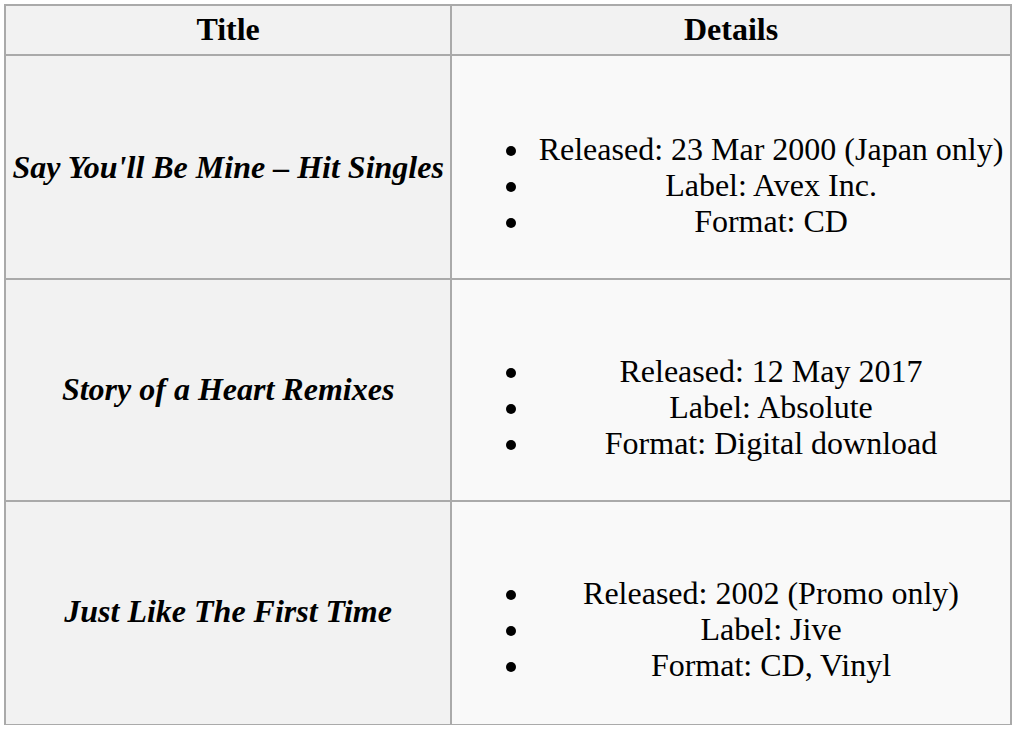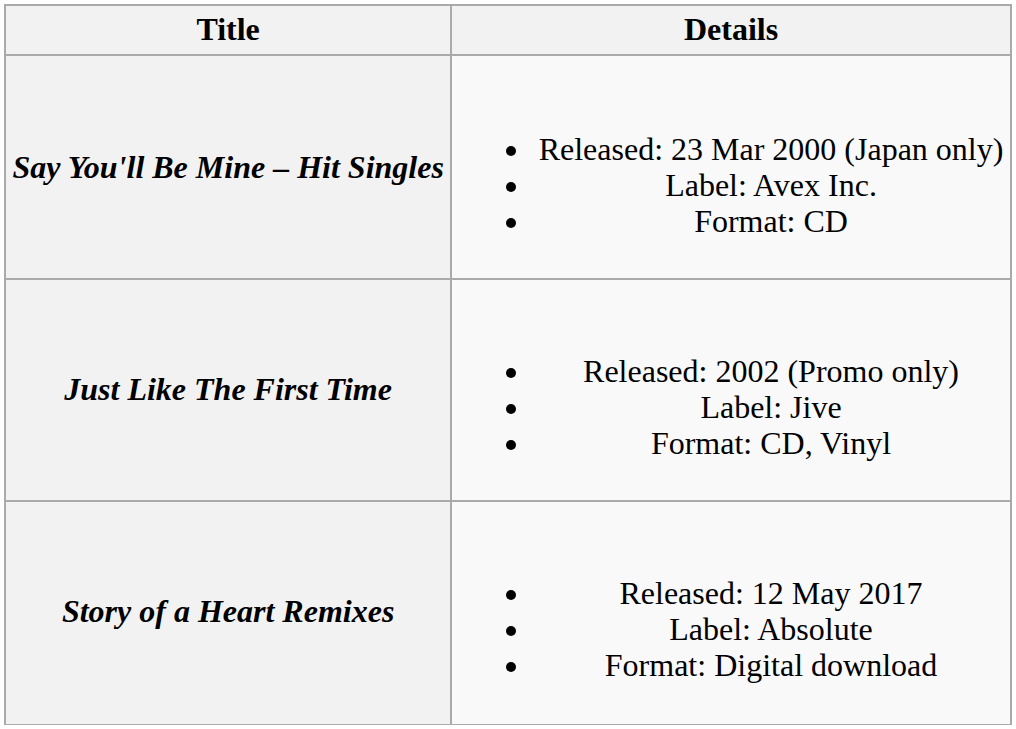rows swapped: (228, 612) <-> (228, 389)
